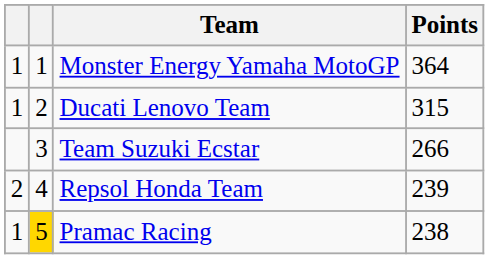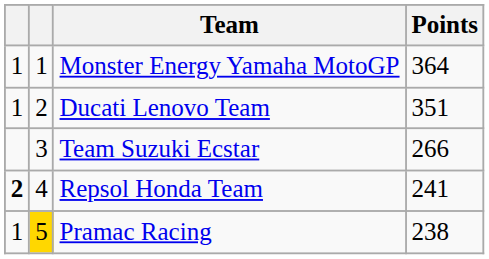(430, 107) 315 -> (430, 107) 351
(17, 189) normal -> (17, 189) bold
(430, 189) 239 -> (430, 189) 241
